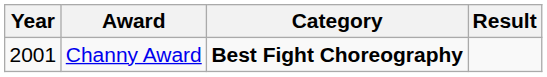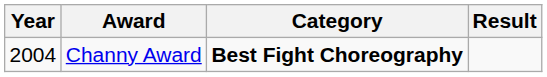(33, 54) 2001 -> (33, 54) 2004
